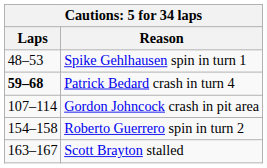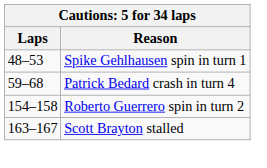(26, 83) bold -> (26, 83) normal
- row: (162, 106)
